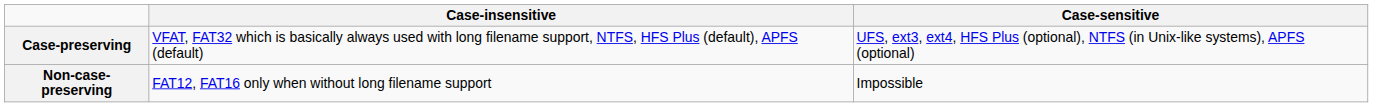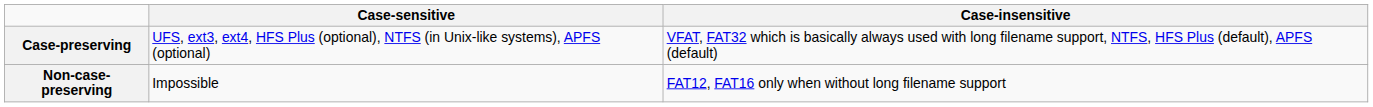columns swapped: (1111, 15) <-> (501, 15)
